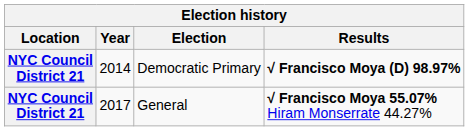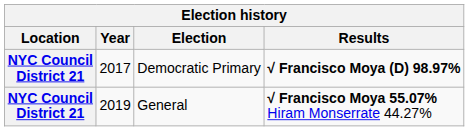(115, 68) 2014 -> (115, 68) 2017
(115, 106) 2017 -> (115, 106) 2019
